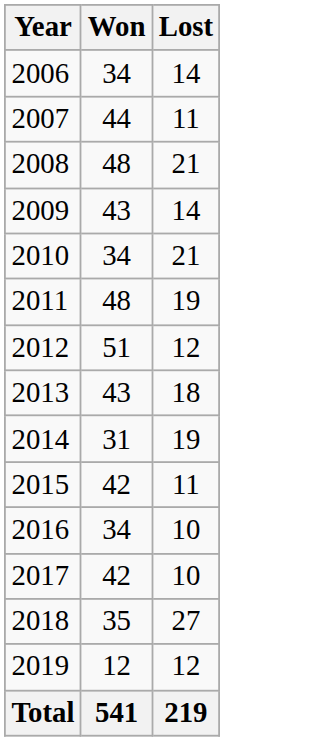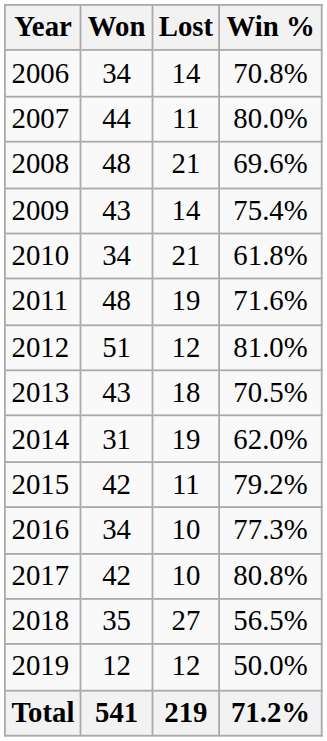+ column: (271, 27)
